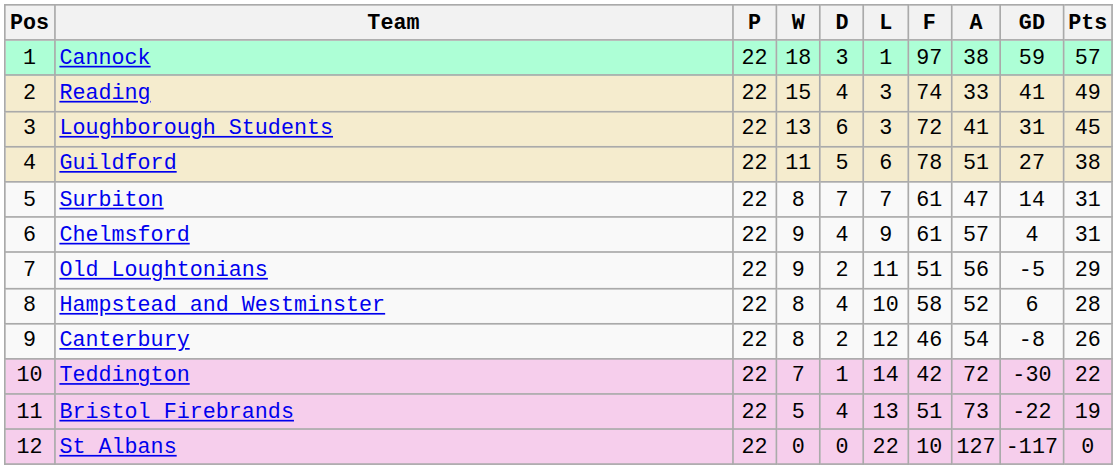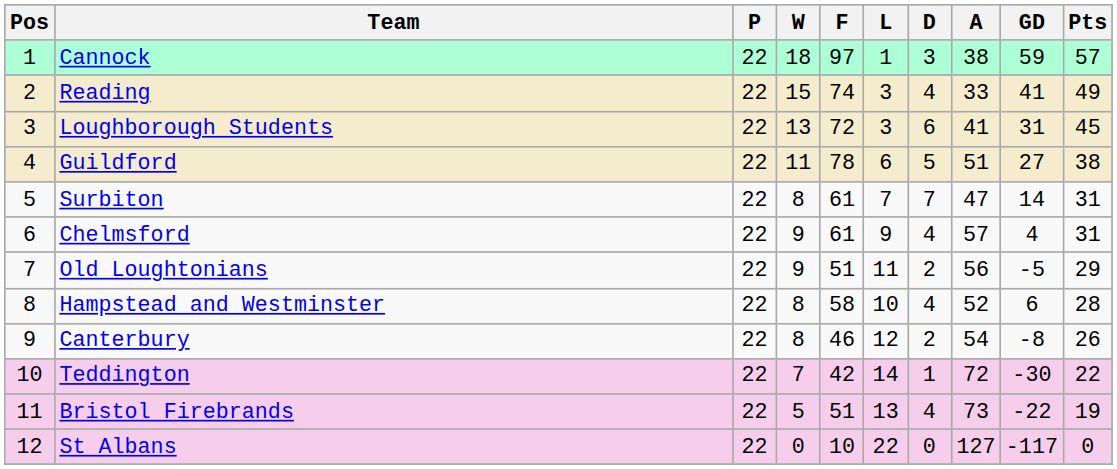columns swapped: (842, 23) <-> (929, 23)
